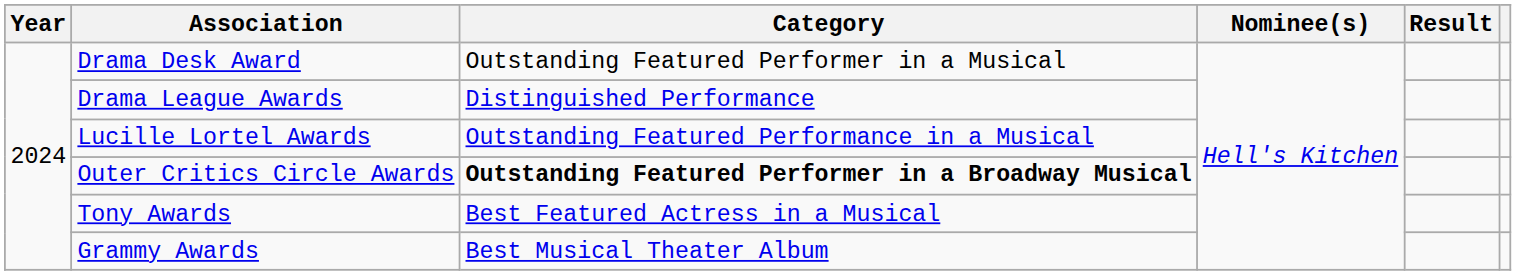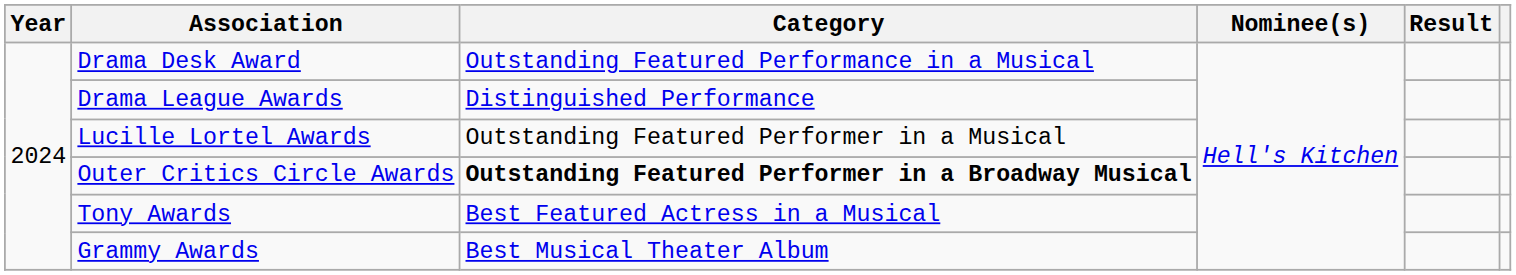(766, 62) Outstanding Featured Performer in a Musical -> (780, 62) Outstanding Featured Performance in a Musical
(780, 138) Outstanding Featured Performance in a Musical -> (766, 138) Outstanding Featured Performer in a Musical
